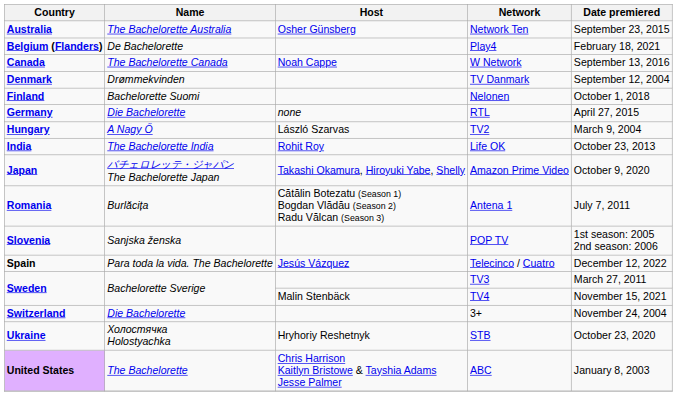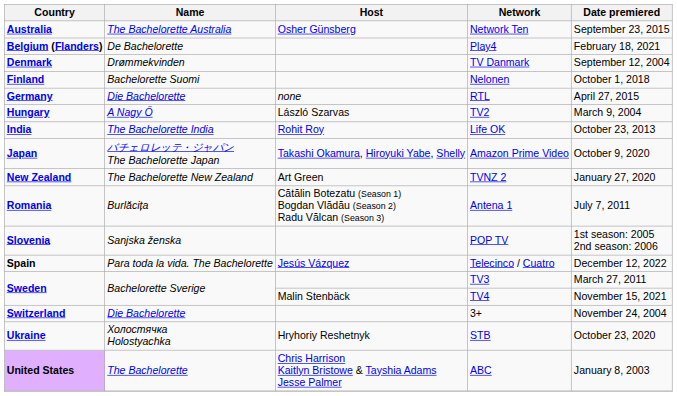- row: (496, 63)
+ row: (488, 177)
